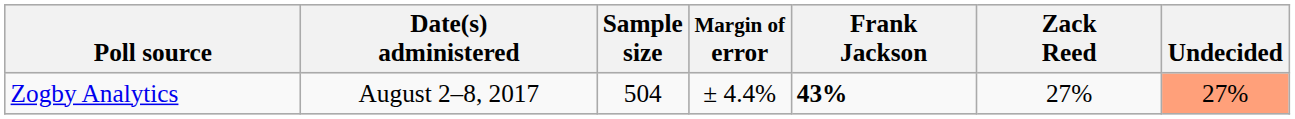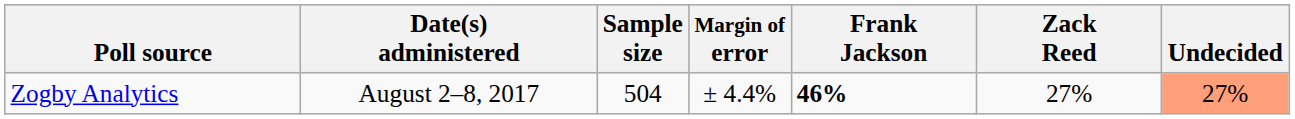(822, 93) 43% -> (822, 93) 46%
